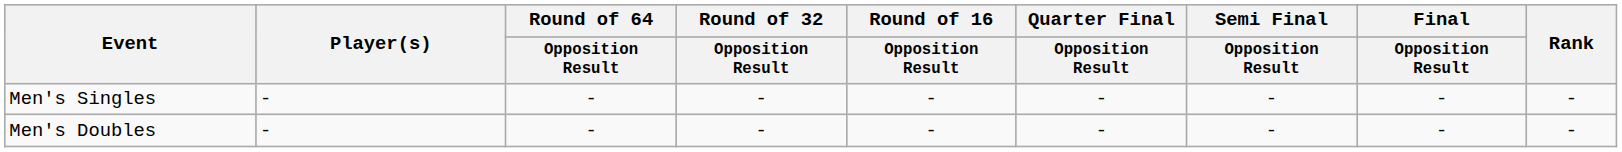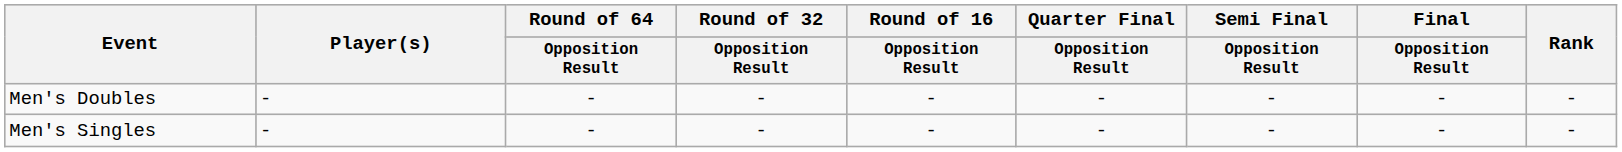rows swapped: (83, 99) <-> (83, 130)
